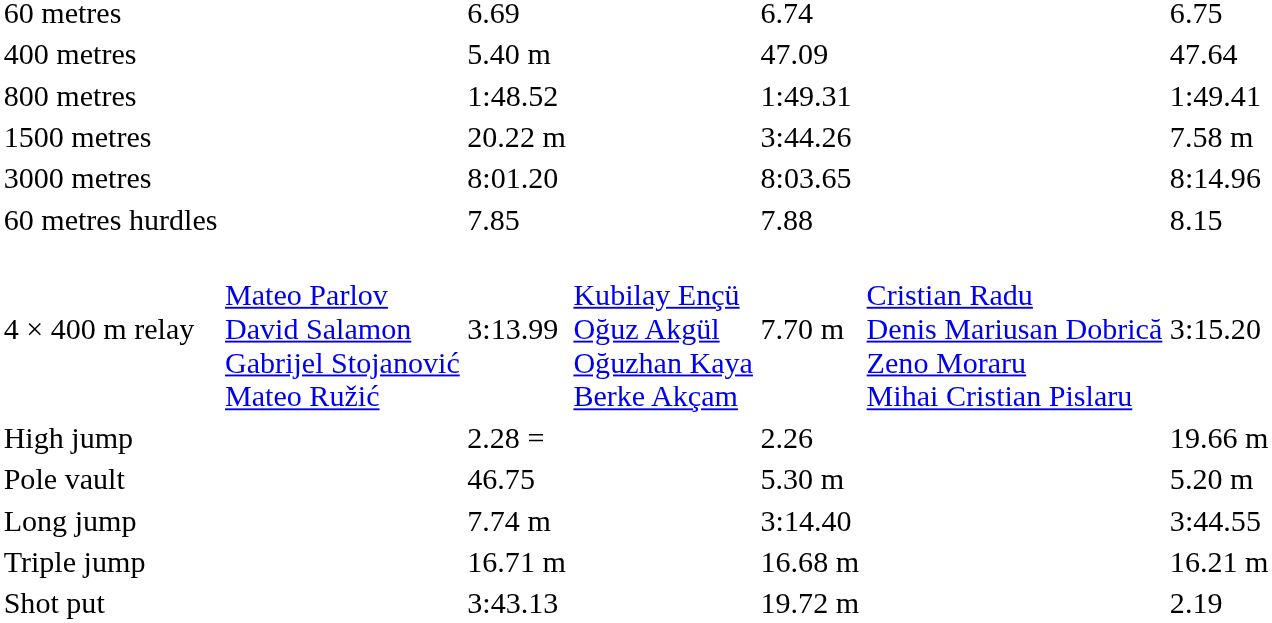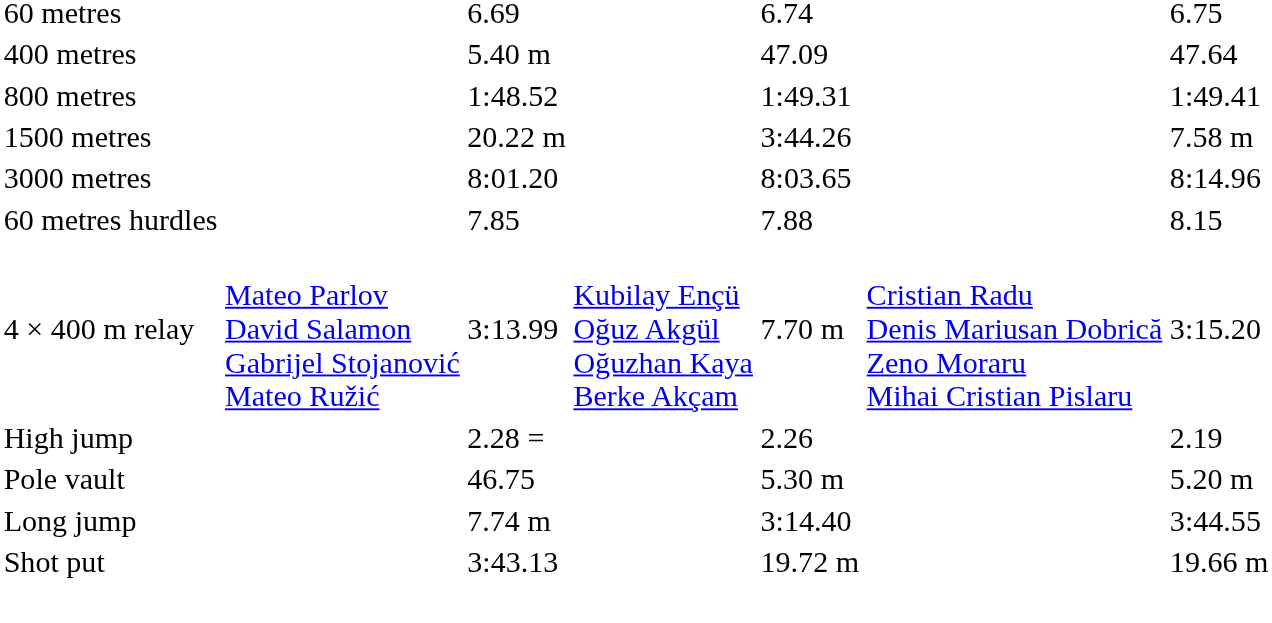(1219, 438) 19.66 m -> (1196, 438) 2.19
- row: (75, 562)
(1196, 603) 2.19 -> (1219, 562) 19.66 m
